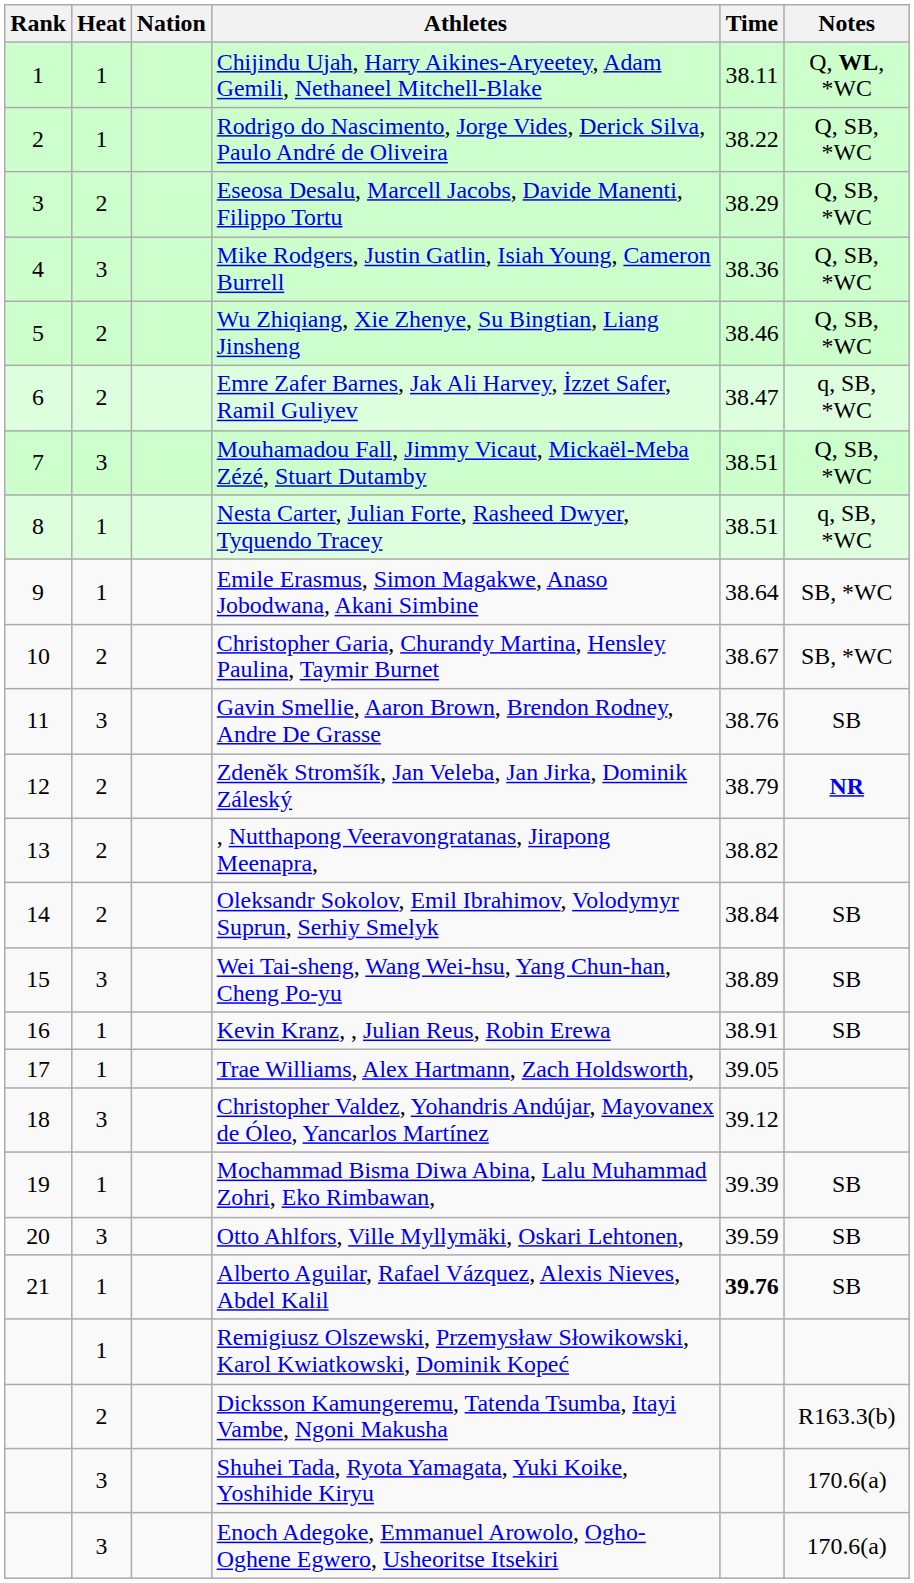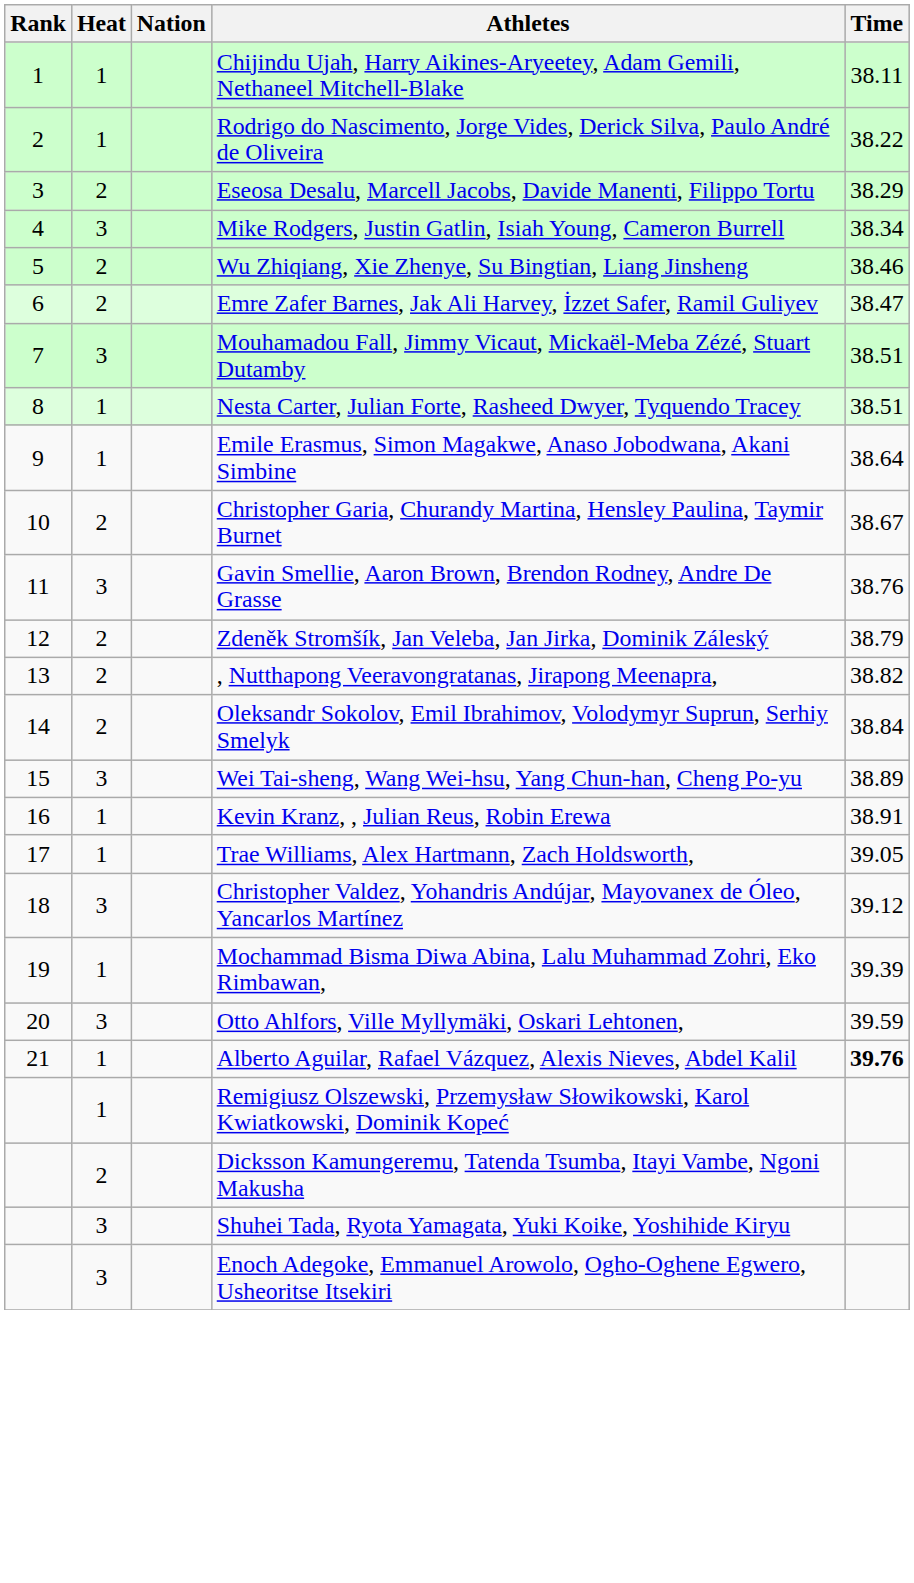- column: (847, 23)
(752, 268) 38.36 -> (877, 228) 38.34
